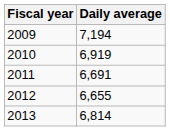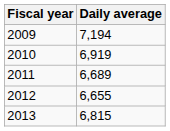(95, 75) 6,691 -> (95, 75) 6,689
(95, 116) 6,814 -> (95, 116) 6,815
